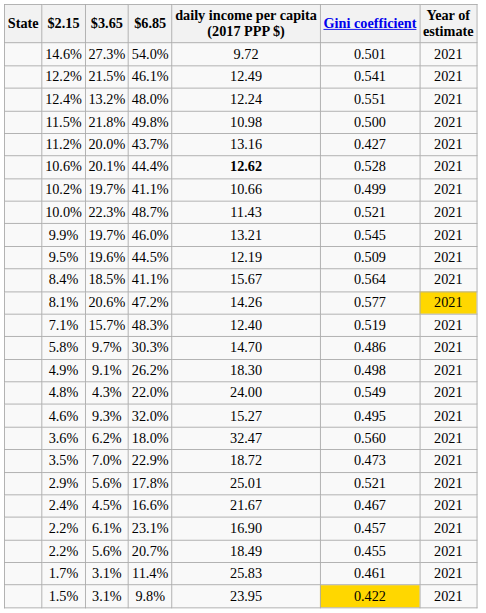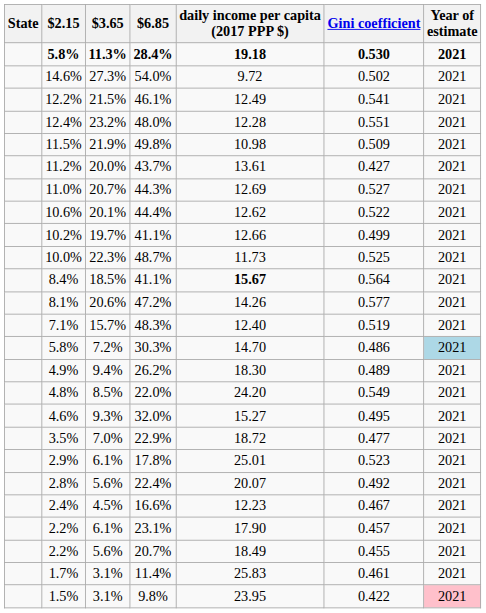+ row: (64, 54)
(370, 54) 0.501 -> (374, 76) 0.502
(107, 99) 13.2% -> (108, 122) 23.2%
(246, 99) 12.24 -> (250, 122) 12.28
(107, 122) 21.8% -> (108, 144) 21.9%
(370, 122) 0.500 -> (374, 144) 0.509
(246, 144) 13.16 -> (250, 167) 13.61
+ row: (64, 189)
(246, 167) bold -> (250, 212) normal
(370, 167) 0.528 -> (374, 212) 0.522
(246, 189) 10.66 -> (250, 235) 12.66
(246, 212) 11.43 -> (250, 257) 11.73
(370, 212) 0.521 -> (374, 257) 0.525
- row: (64, 235)
- row: (64, 257)
(246, 280) normal -> (250, 280) bold
(448, 302) gold background -> (452, 302) no background
(107, 347) 9.7% -> (108, 347) 7.2%
(448, 347) no background -> (452, 347) lightblue background
(107, 370) 9.1% -> (108, 370) 9.4%
(370, 370) 0.498 -> (374, 370) 0.489
(107, 393) 4.3% -> (108, 393) 8.5%
(246, 393) 24.00 -> (250, 393) 24.20
- row: (64, 438)
(370, 460) 0.473 -> (374, 438) 0.477
(107, 483) 5.6% -> (108, 460) 6.1%
(370, 483) 0.521 -> (374, 460) 0.523
+ row: (64, 483)
(246, 506) 21.67 -> (250, 506) 12.23
(246, 528) 16.90 -> (250, 528) 17.90
(370, 596) gold background -> (374, 596) no background
(448, 596) no background -> (452, 596) pink background
